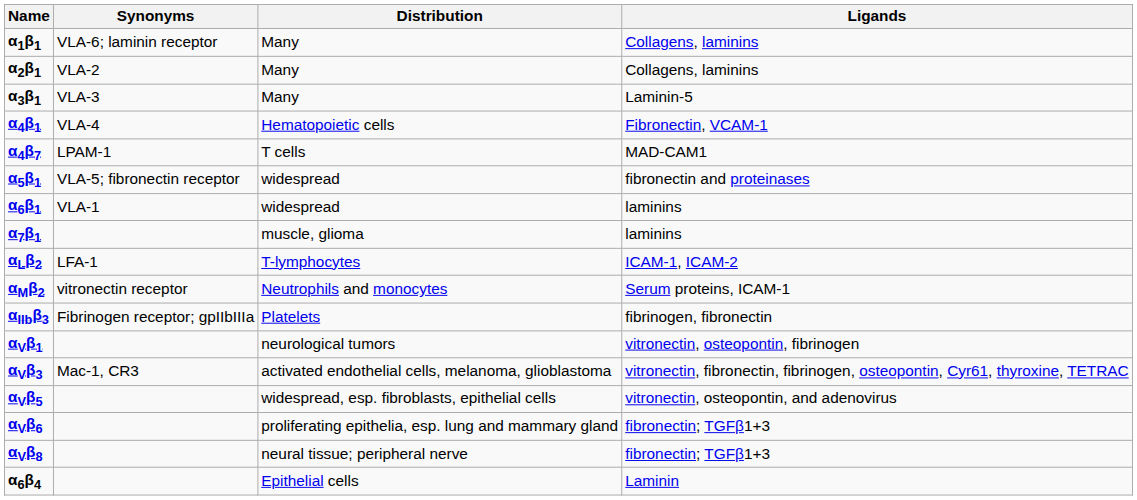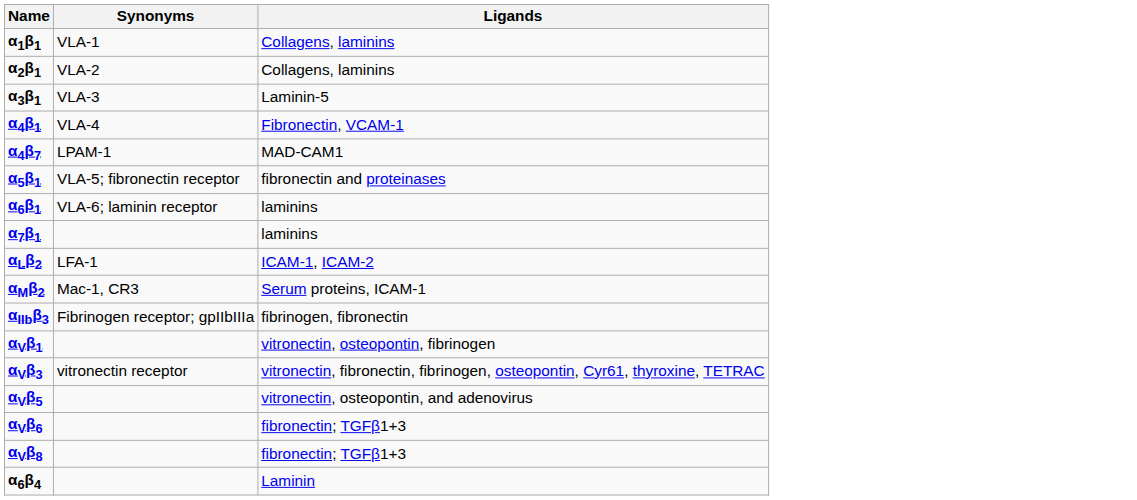- column: (440, 16)
(137, 42) VLA-6; laminin receptor -> (78, 42) VLA-1
(78, 207) VLA-1 -> (137, 207) VLA-6; laminin receptor
(122, 289) vitronectin receptor -> (98, 289) Mac-1, CR3
(98, 371) Mac-1, CR3 -> (122, 371) vitronectin receptor
